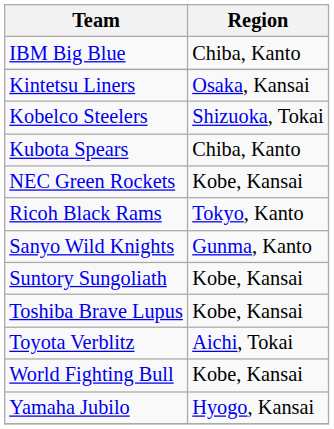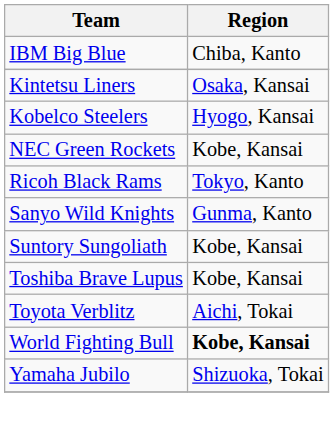(258, 117) Shizuoka, Tokai -> (253, 117) Hyogo, Kansai
- row: (69, 149)
(248, 375) normal -> (251, 342) bold
(253, 407) Hyogo, Kansai -> (258, 375) Shizuoka, Tokai
